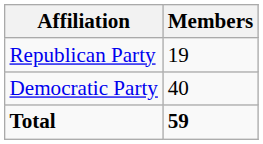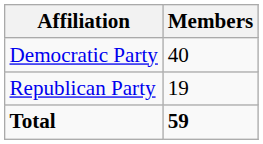rows swapped: (84, 88) <-> (83, 54)
